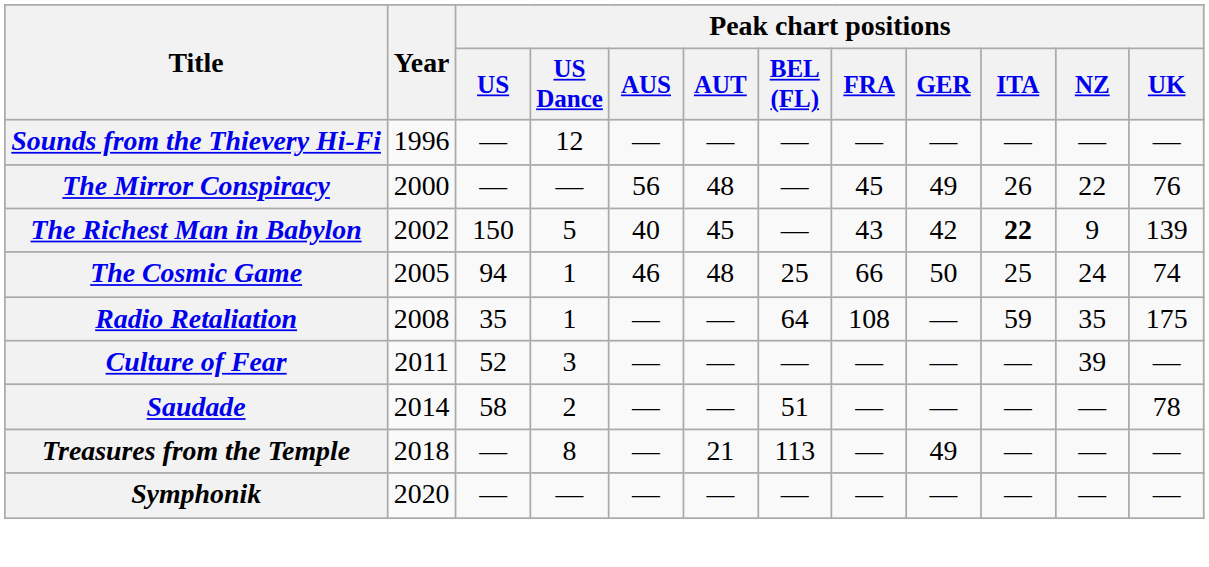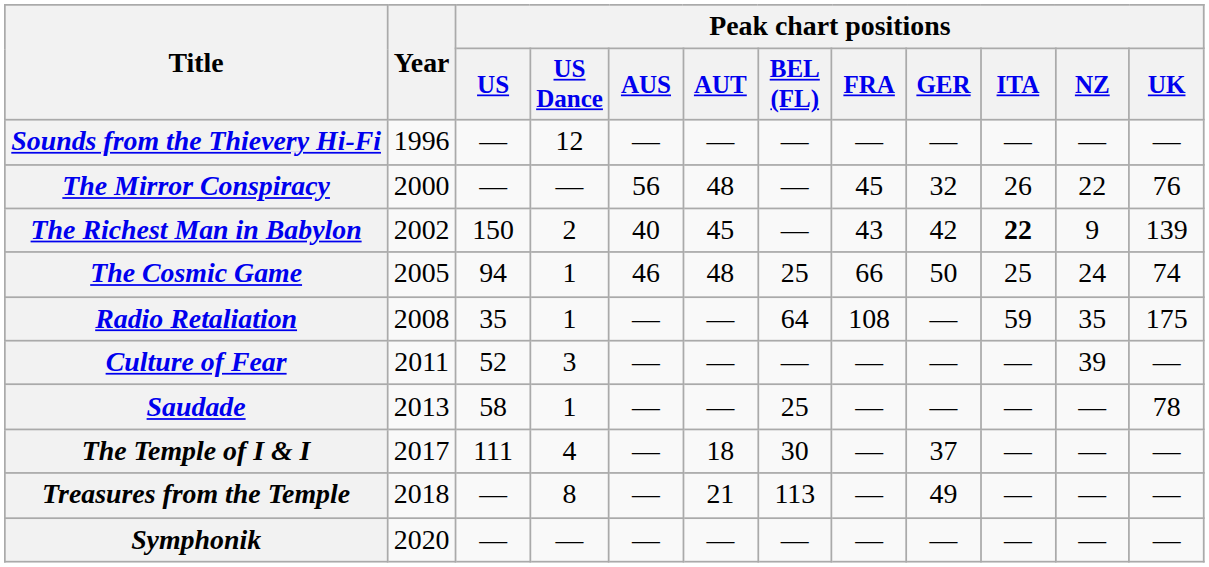(944, 185) 49 -> (944, 185) 32
(570, 229) 5 -> (570, 229) 2
(422, 406) 2014 -> (422, 406) 2013
(570, 406) 2 -> (570, 406) 1
(795, 406) 51 -> (795, 406) 25
+ row: (196, 450)
